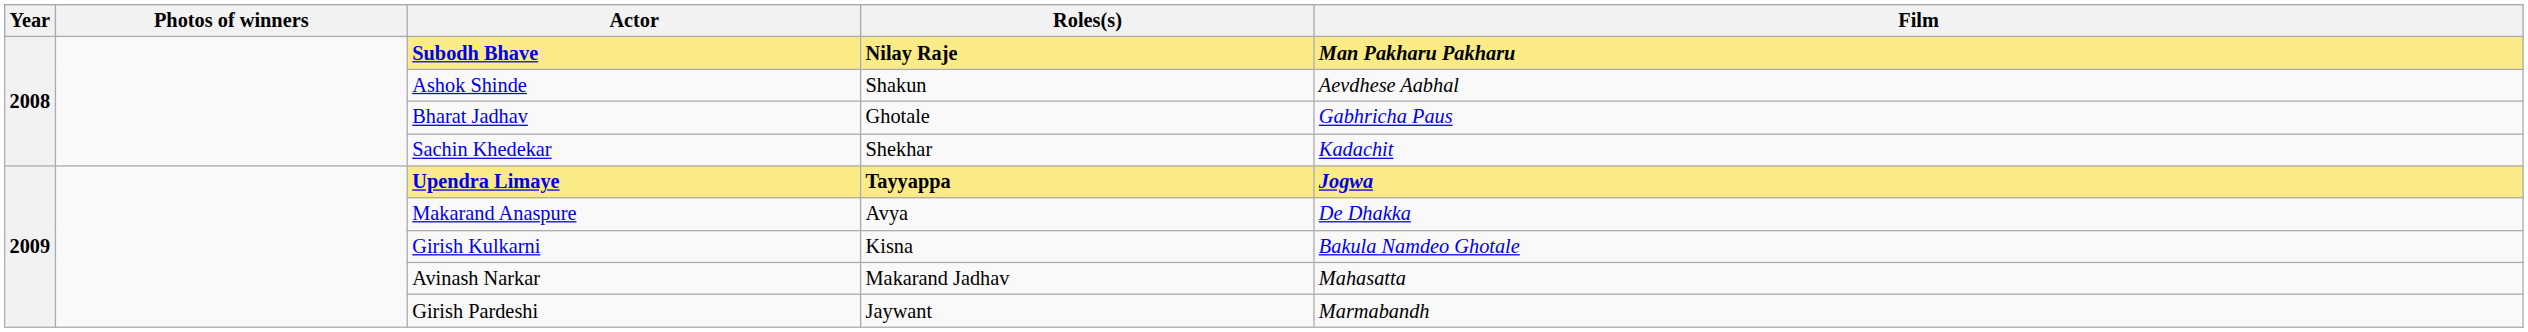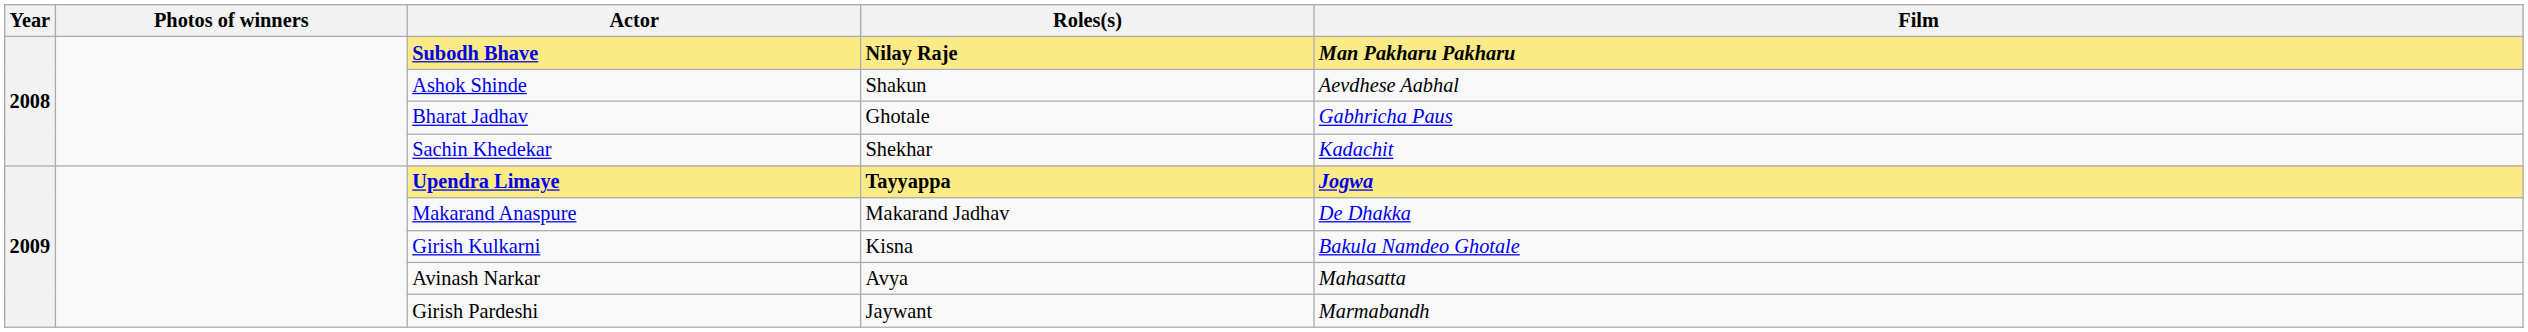(887, 213) Avya -> (937, 213) Makarand Jadhav
(937, 278) Makarand Jadhav -> (887, 278) Avya
